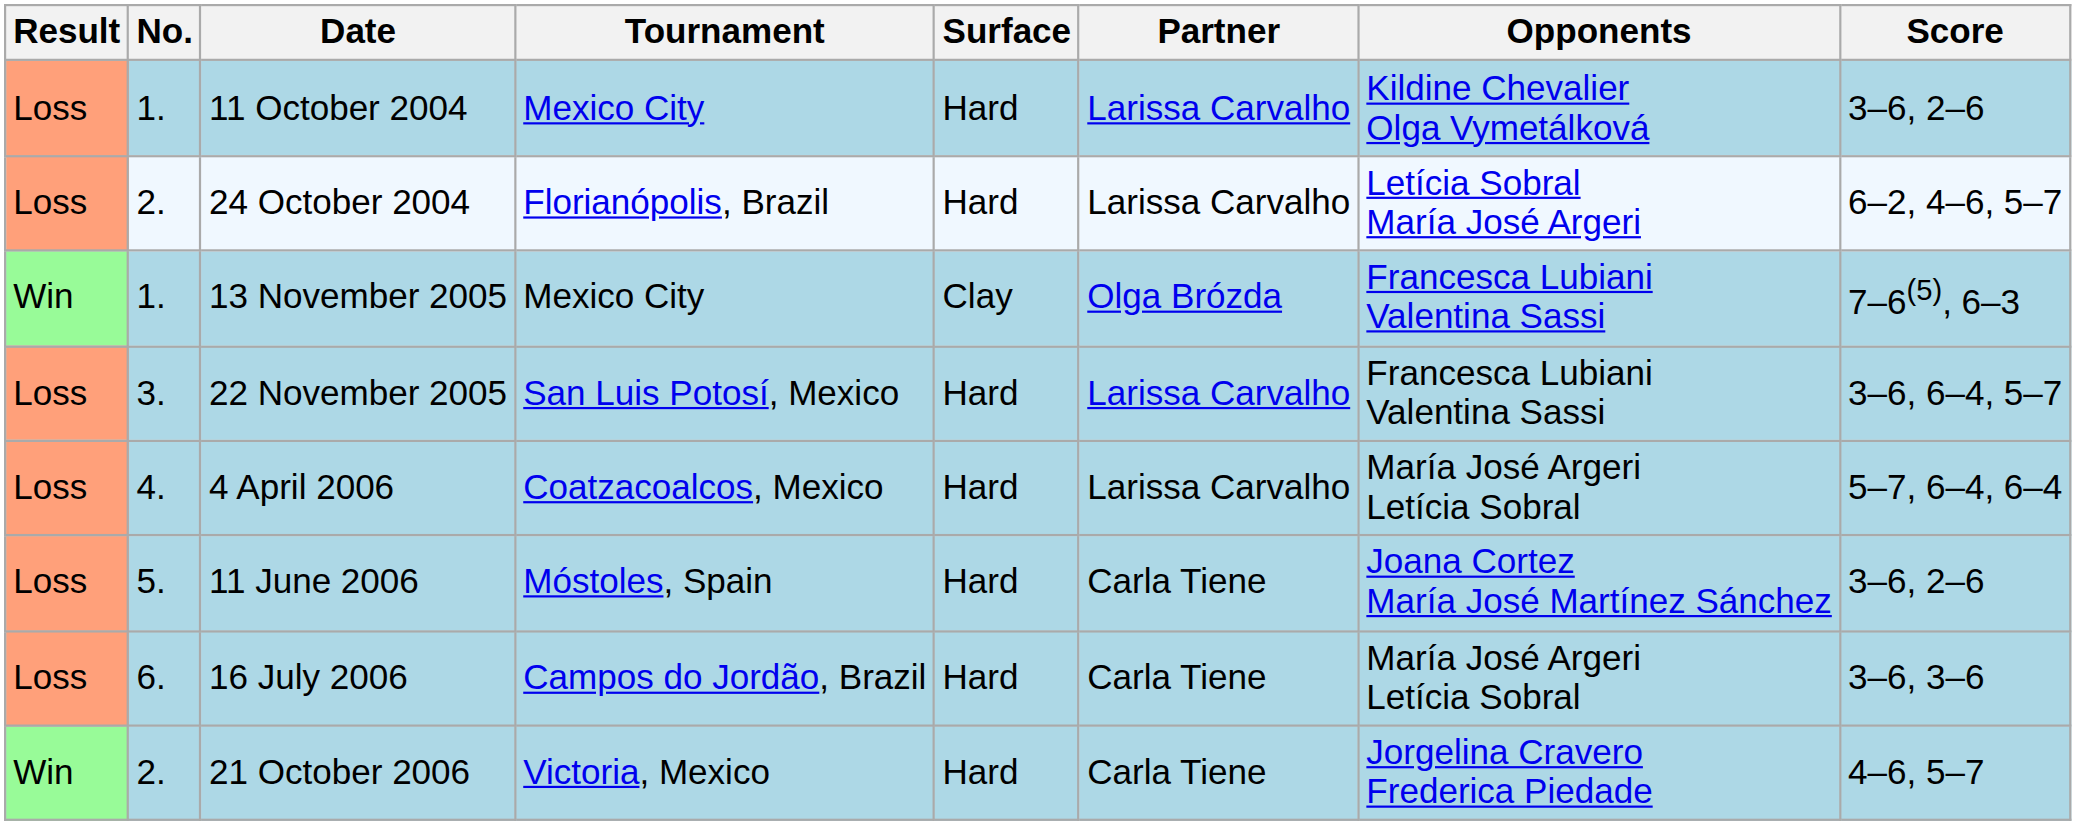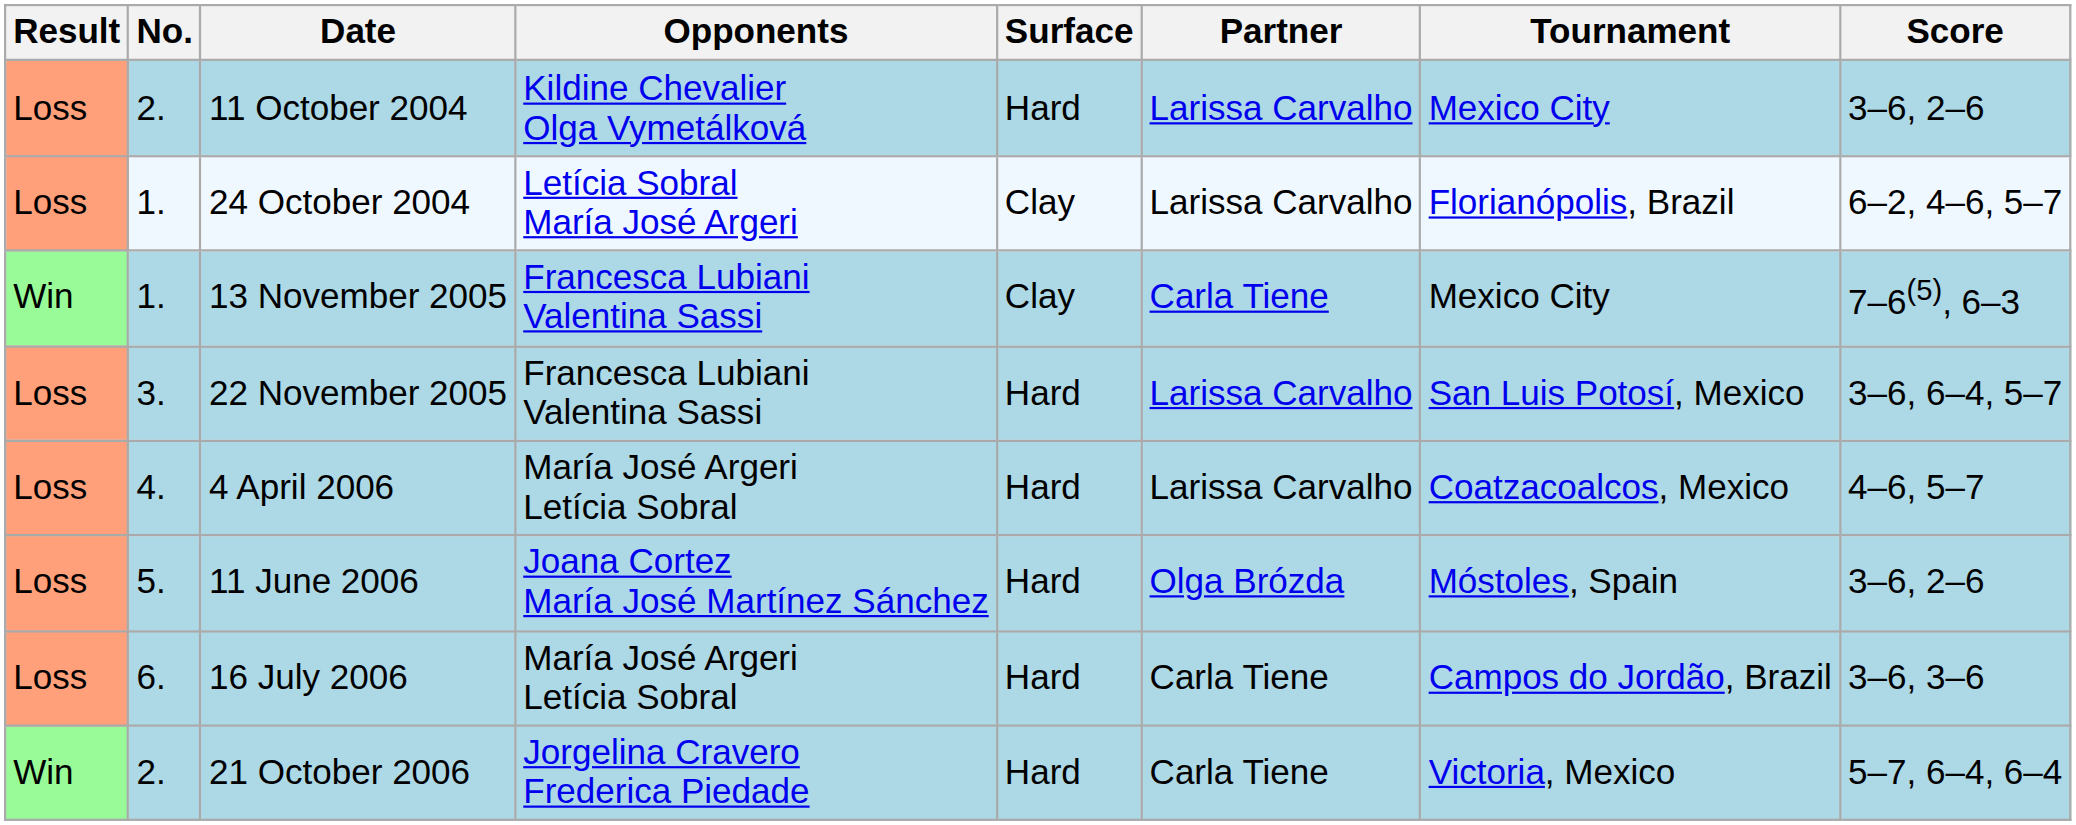columns swapped: (725, 32) <-> (1599, 32)
(151, 107) 1. -> (151, 107) 2.
(151, 202) 2. -> (151, 202) 1.
(981, 202) Hard -> (1040, 202) Clay
(1185, 297) Olga Brózda -> (1239, 297) Carla Tiene
(1955, 487) 5–7, 6–4, 6–4 -> (1916, 487) 4–6, 5–7
(1177, 582) Carla Tiene -> (1247, 582) Olga Brózda
(1916, 772) 4–6, 5–7 -> (1955, 772) 5–7, 6–4, 6–4
